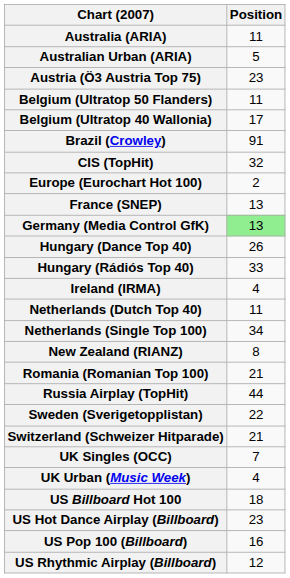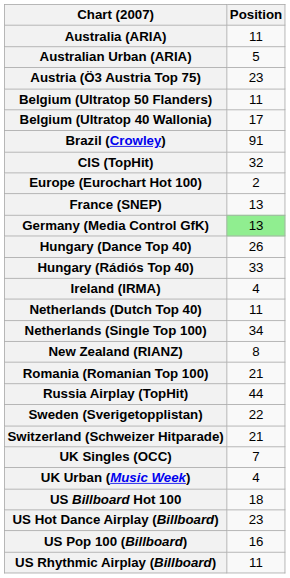(256, 562) 12 -> (256, 562) 11
